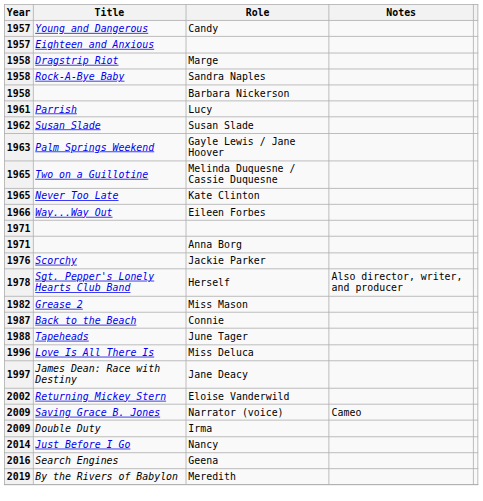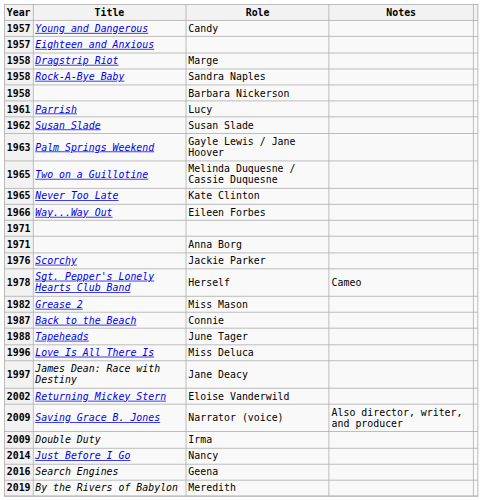(397, 282) Also director, writer, and producer -> (346, 282) Cameo
(346, 412) Cameo -> (397, 418) Also director, writer, and producer
